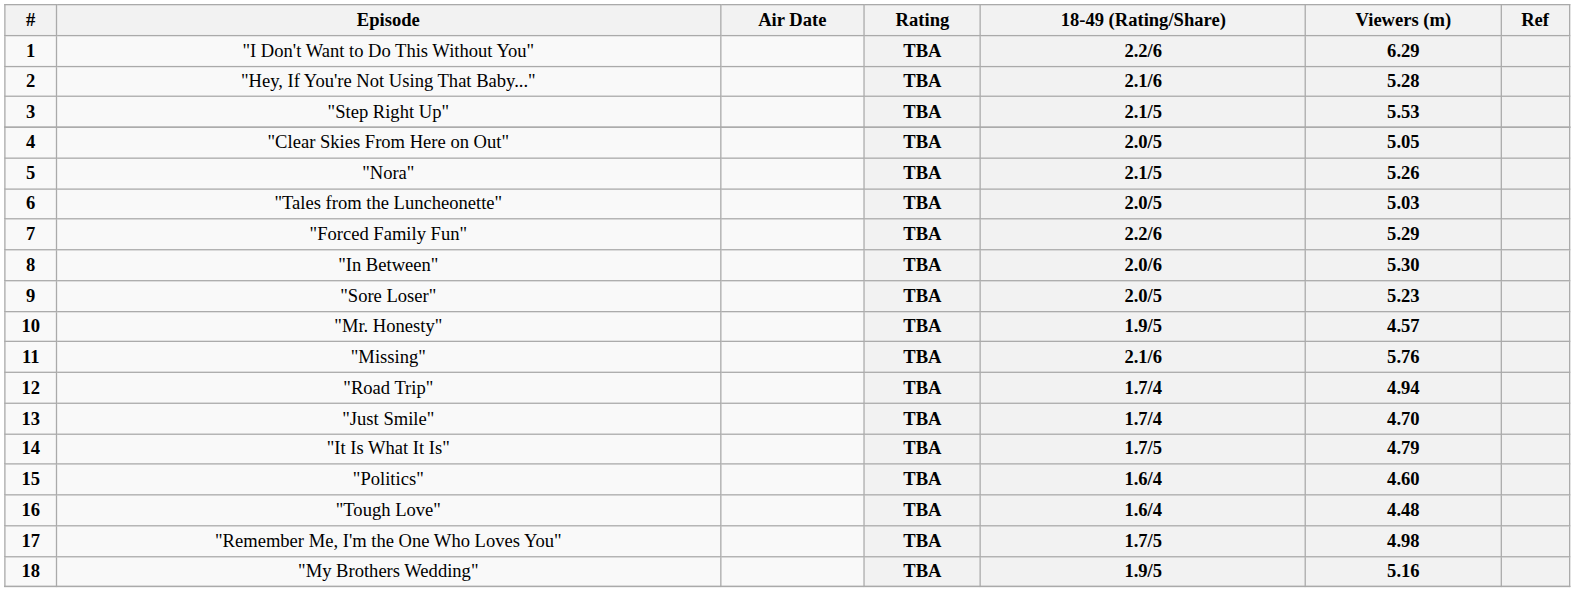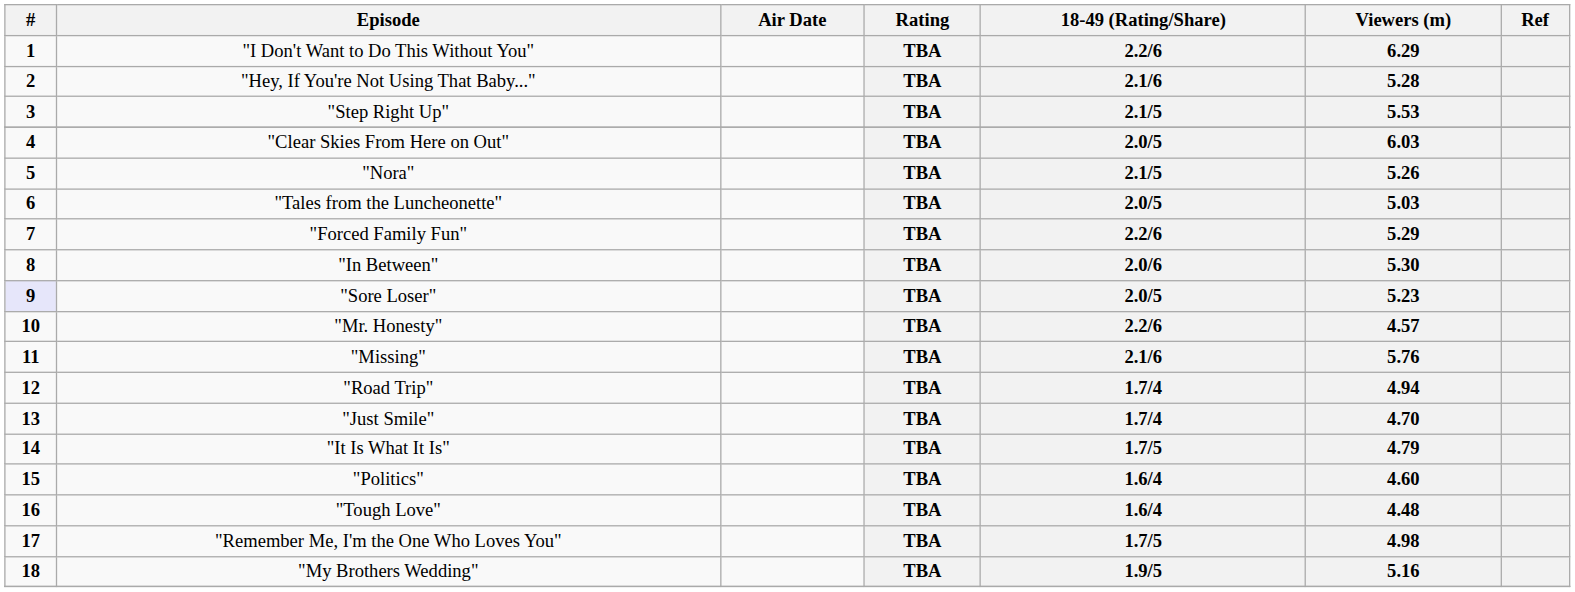(1403, 142) 5.05 -> (1403, 142) 6.03
(31, 295) no background -> (31, 295) lavender background
(1143, 326) 1.9/5 -> (1143, 326) 2.2/6
